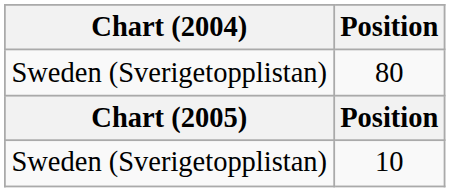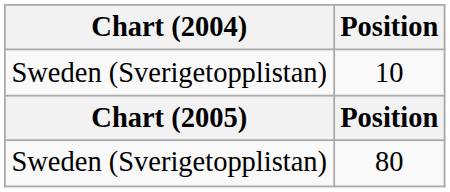rows swapped: (389, 162) <-> (389, 72)
